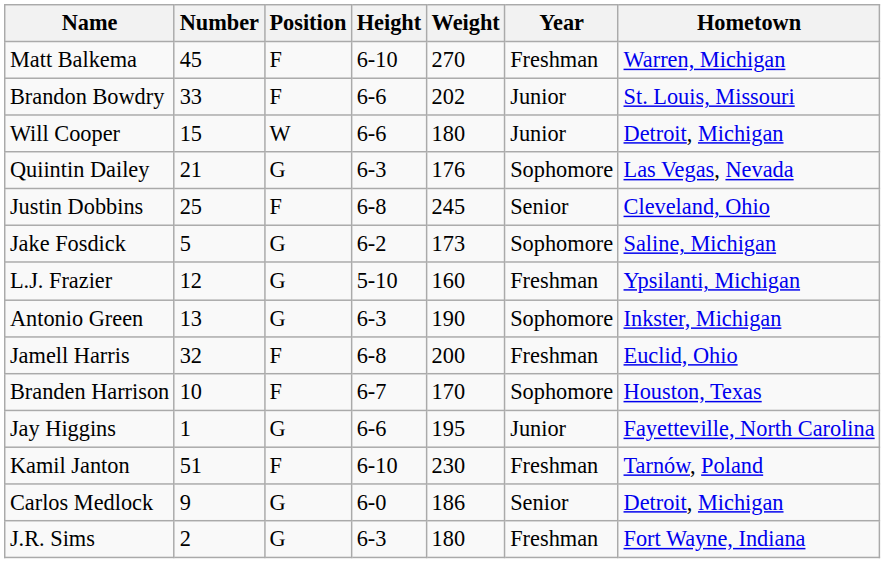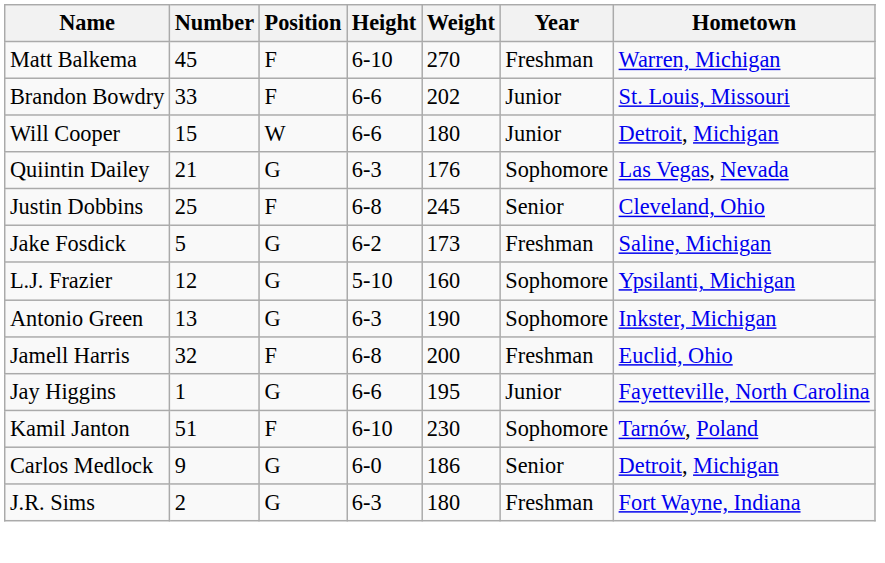(562, 244) Sophomore -> (549, 244) Freshman
(554, 281) Freshman -> (557, 281) Sophomore
- row: (90, 391)
(554, 465) Freshman -> (557, 428) Sophomore
